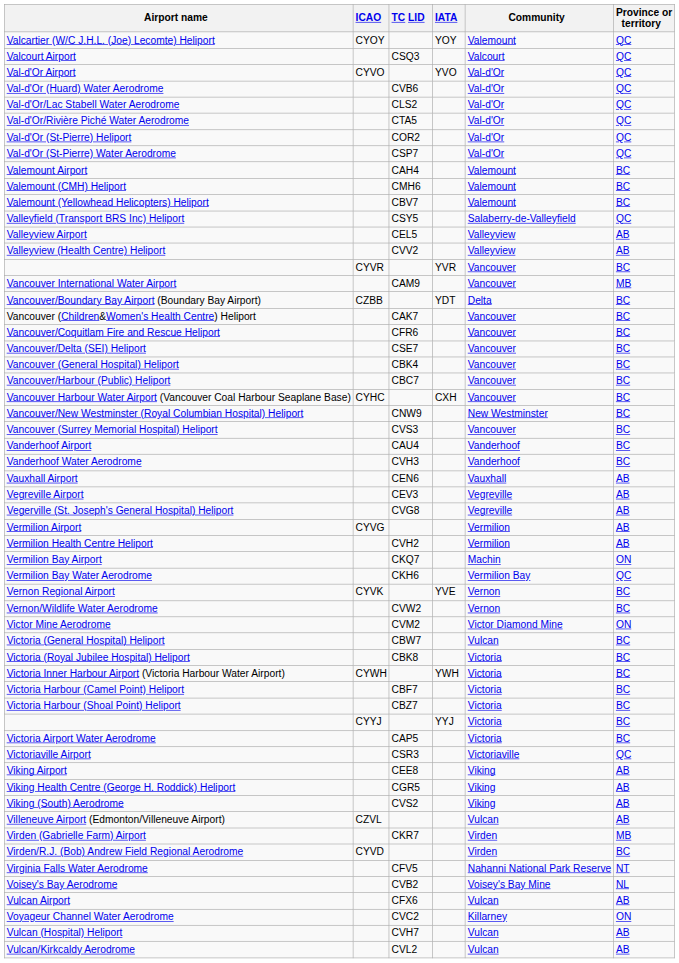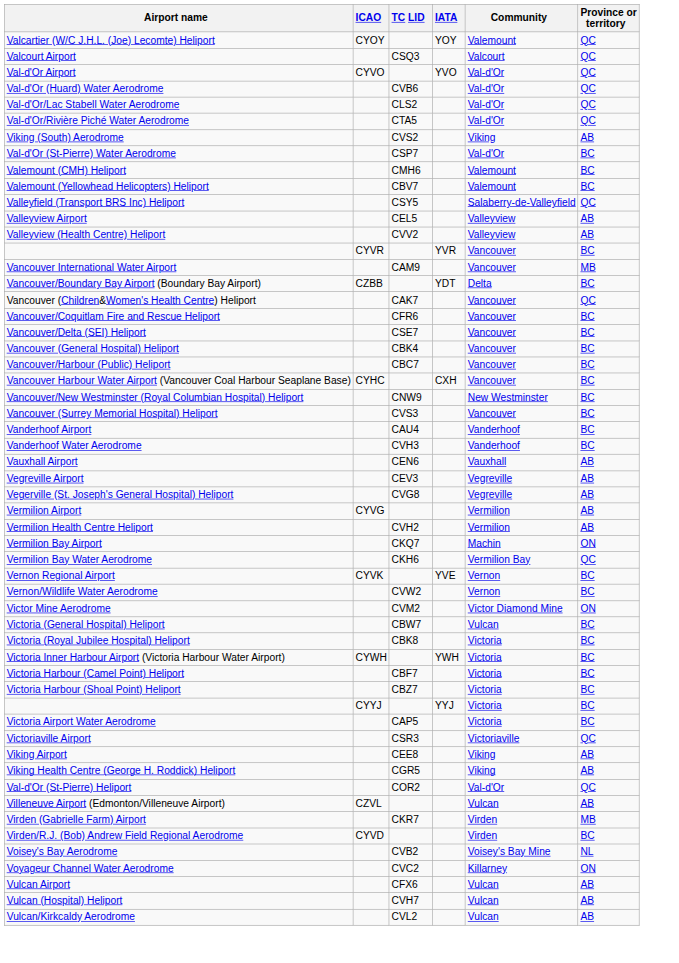rows swapped: (69, 137) <-> (65, 803)
(624, 154) QC -> (588, 154) BC
- row: (47, 170)
(623, 316) BC -> (588, 300) QC
- row: (77, 868)
rows swapped: (90, 917) <-> (38, 901)
